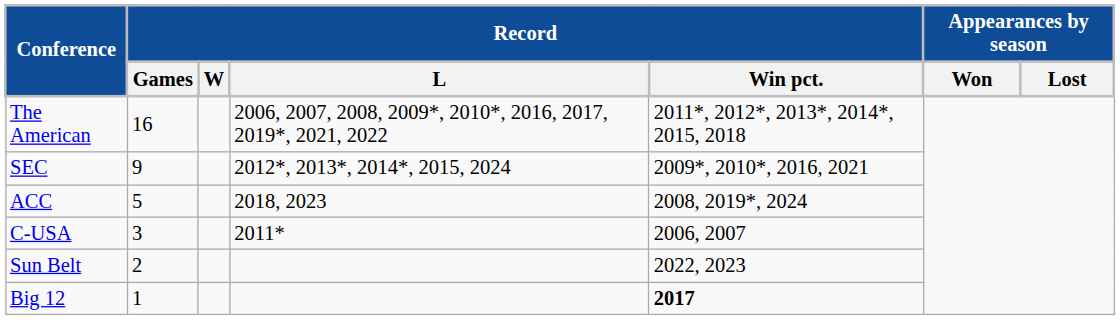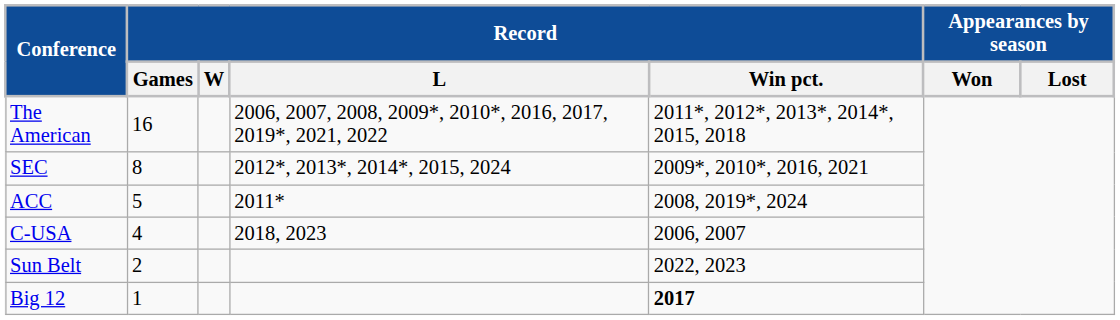(137, 168) 9 -> (137, 168) 8
(280, 200) 2018, 2023 -> (259, 200) 2011*
(137, 233) 3 -> (137, 233) 4
(259, 233) 2011* -> (280, 233) 2018, 2023
